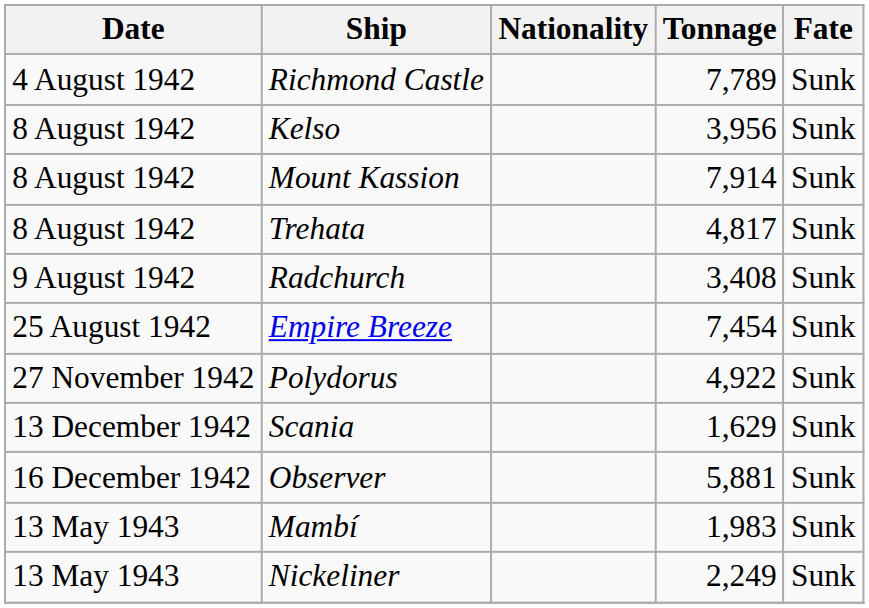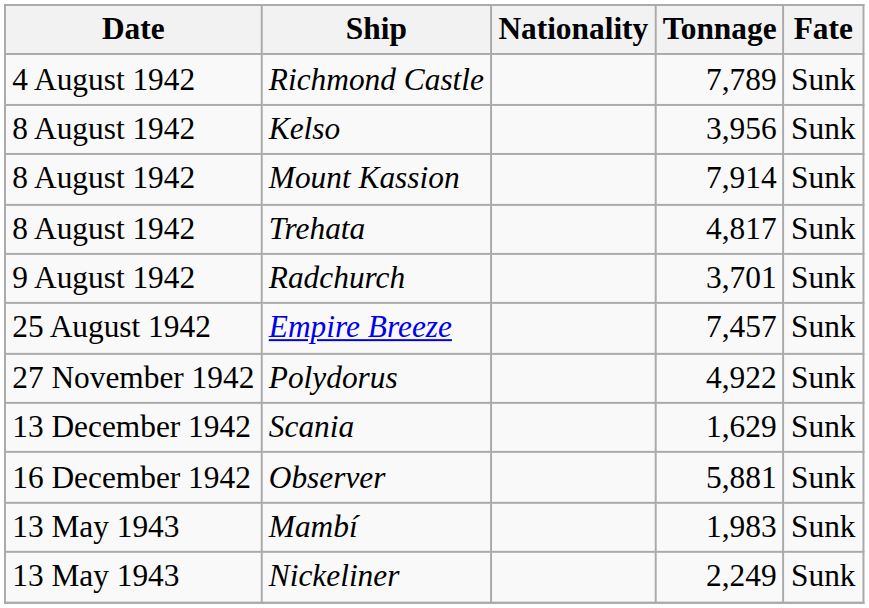(741, 278) 3,408 -> (741, 278) 3,701
(741, 327) 7,454 -> (741, 327) 7,457
